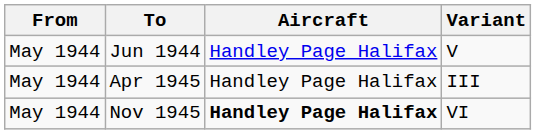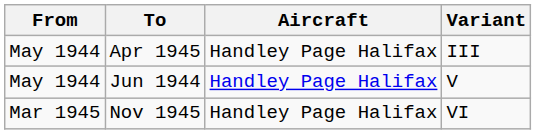rows swapped: (155, 51) <-> (155, 82)
(55, 113) May 1944 -> (55, 113) Mar 1945
(323, 113) bold -> (323, 113) normal
